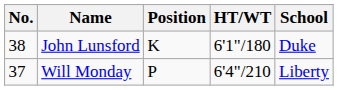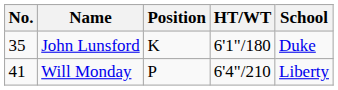(17, 44) 38 -> (17, 44) 35
(17, 71) 37 -> (17, 71) 41
